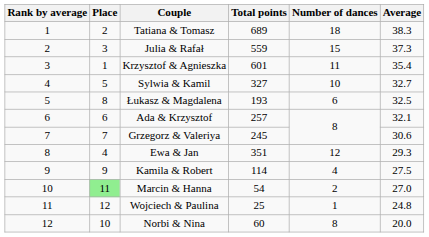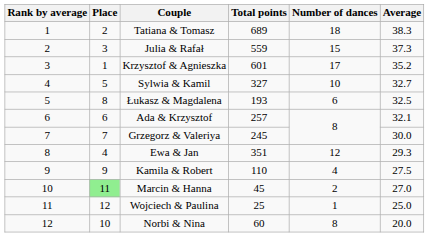(335, 65) 11 -> (335, 65) 17
(402, 65) 35.4 -> (402, 65) 35.2
(402, 135) 30.6 -> (402, 135) 30.0
(259, 170) 114 -> (259, 170) 110
(259, 188) 54 -> (259, 188) 45
(402, 205) 24.8 -> (402, 205) 25.0
